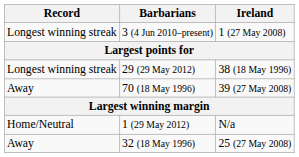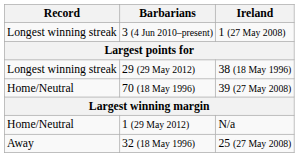(20, 87) Away -> (40, 87) Home/Neutral
